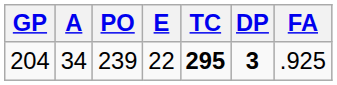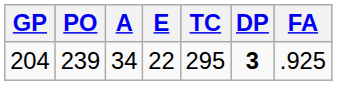columns swapped: (118, 23) <-> (74, 23)
(205, 60) bold -> (205, 60) normal
